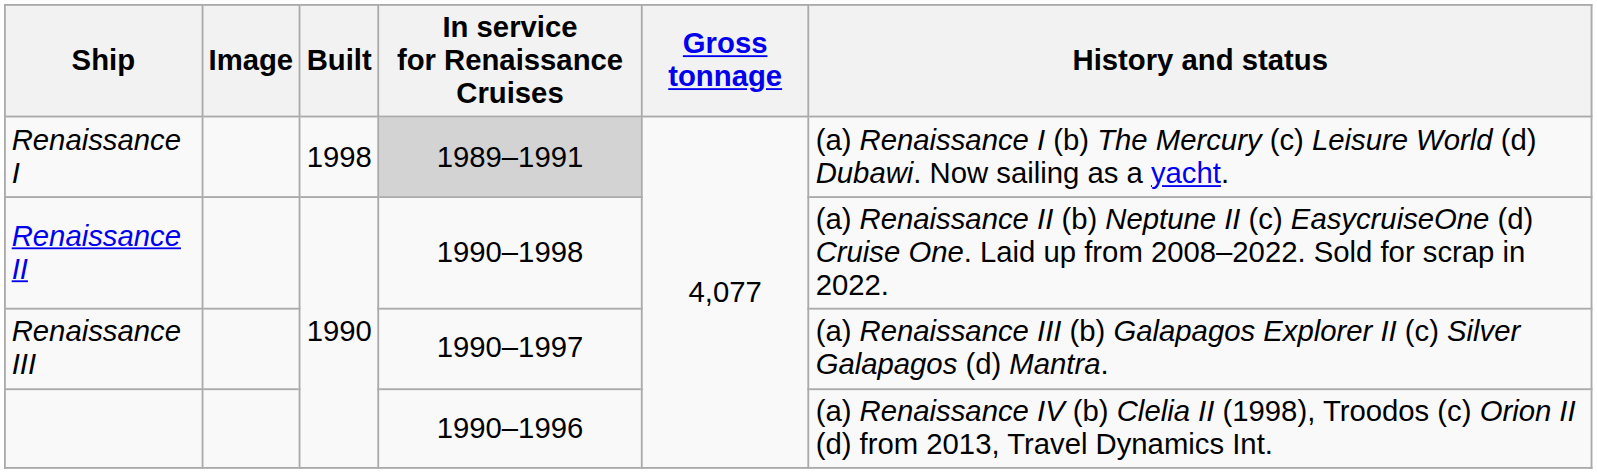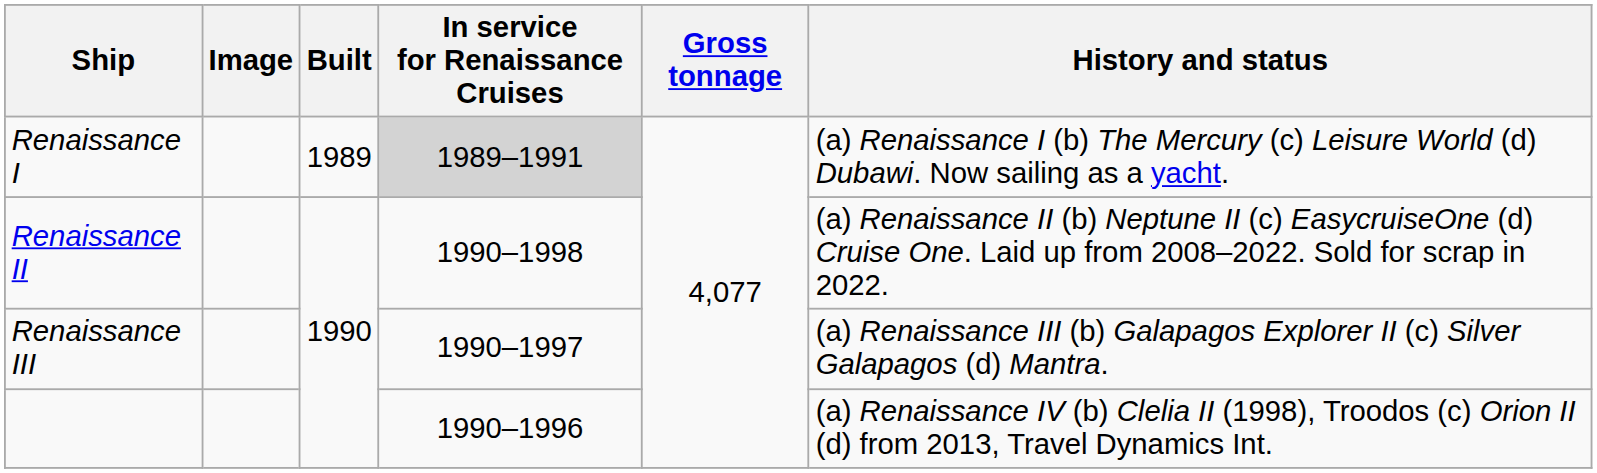(339, 156) 1998 -> (339, 156) 1989
